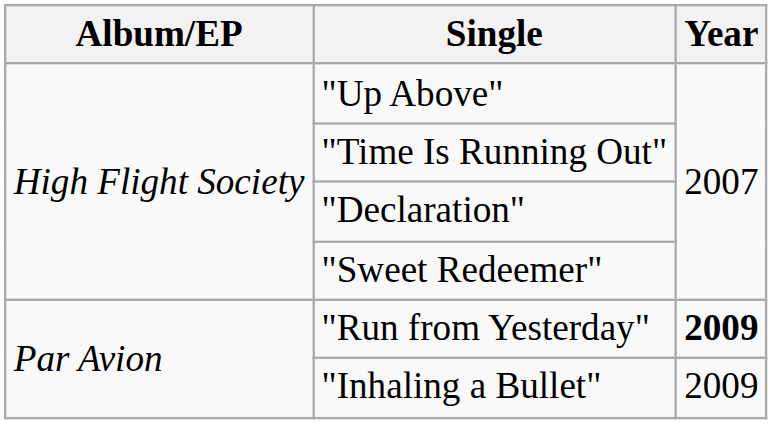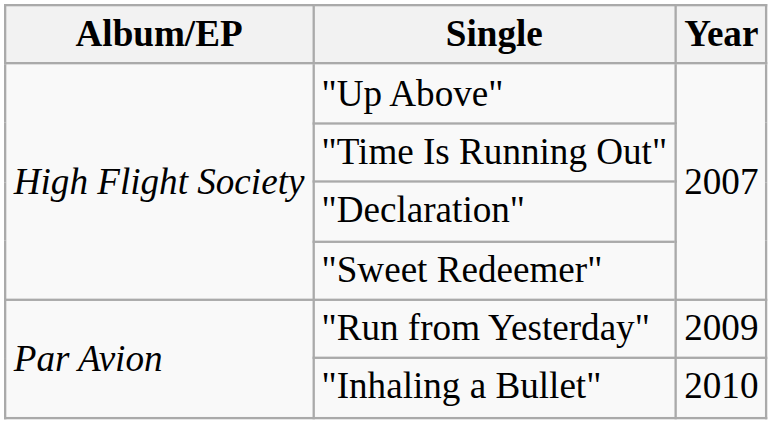(721, 328) bold -> (721, 328) normal
(721, 387) 2009 -> (721, 387) 2010
